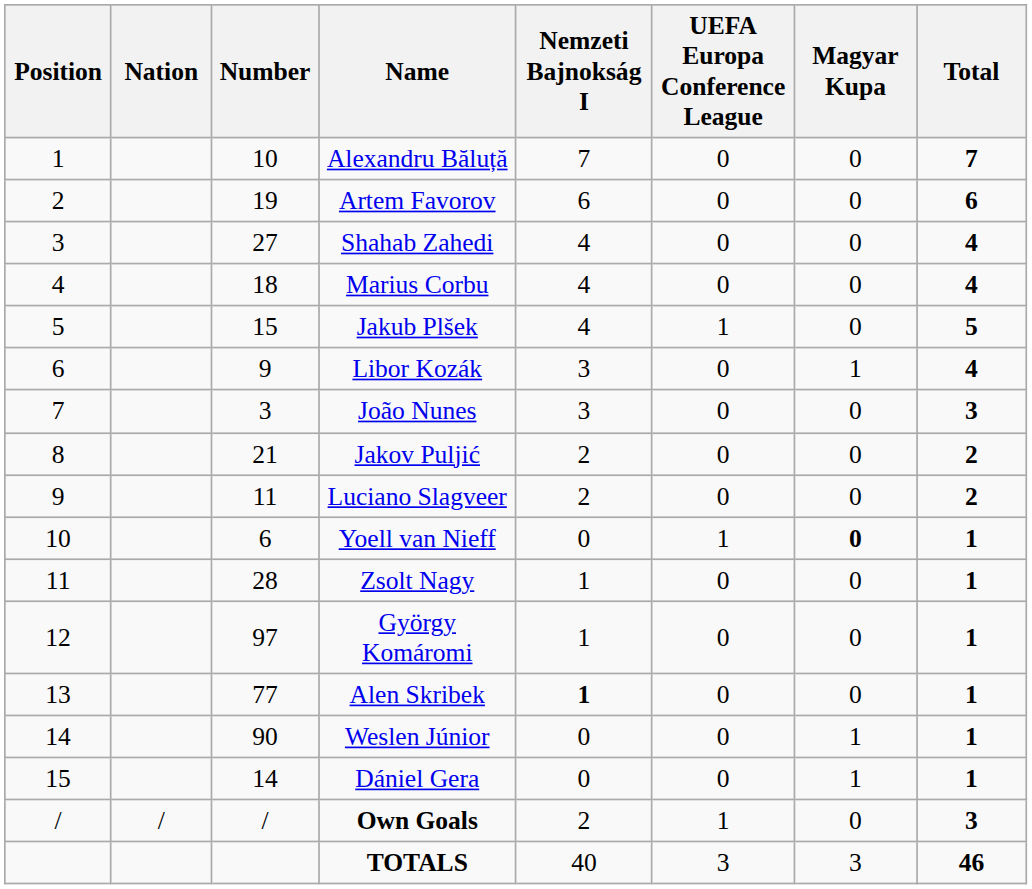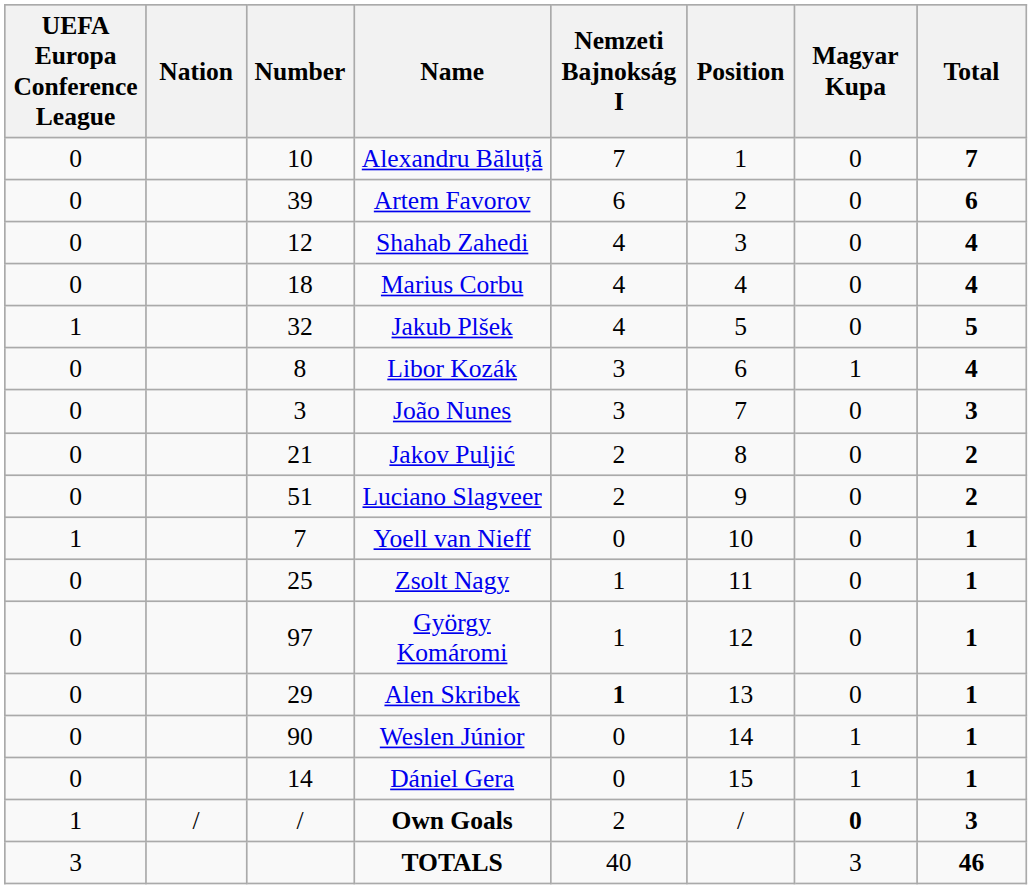columns swapped: (58, 71) <-> (723, 71)
(265, 200) 19 -> (300, 200) 39
(265, 242) 27 -> (300, 242) 12
(265, 326) 15 -> (300, 326) 32
(265, 369) 9 -> (300, 369) 8
(265, 495) 11 -> (300, 495) 51
(265, 537) 6 -> (300, 537) 7
(855, 537) bold -> (855, 537) normal
(265, 579) 28 -> (300, 579) 25
(265, 694) 77 -> (300, 694) 29
(855, 820) normal -> (855, 820) bold
